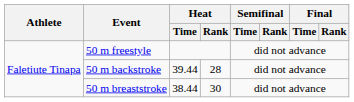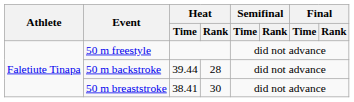(185, 88) 38.44 -> (185, 88) 38.41
